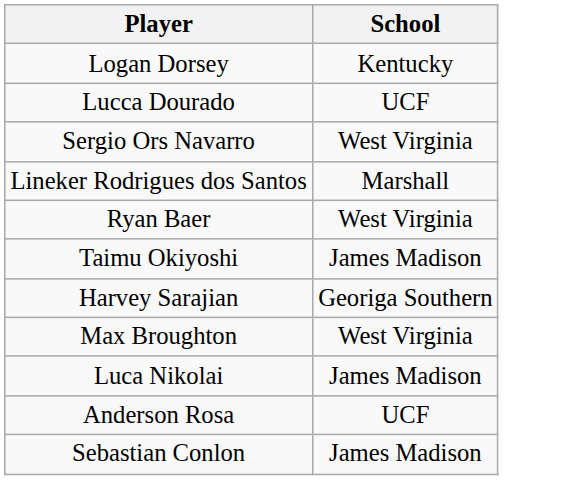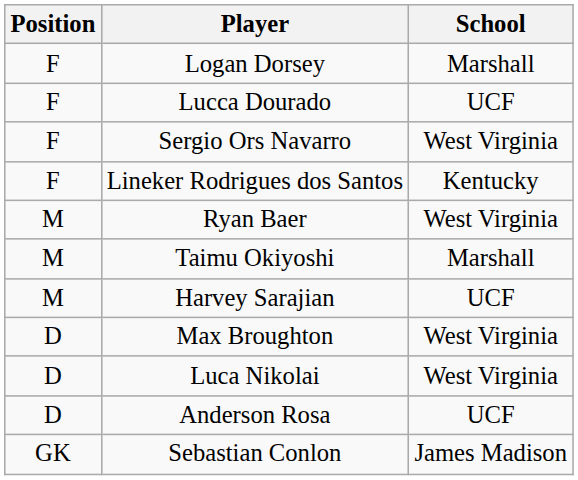+ column: (53, 24)
(405, 63) Kentucky -> (491, 63) Marshall
(405, 180) Marshall -> (491, 180) Kentucky
(405, 258) James Madison -> (491, 258) Marshall
(405, 297) Georiga Southern -> (491, 297) UCF
(405, 375) James Madison -> (491, 375) West Virginia
